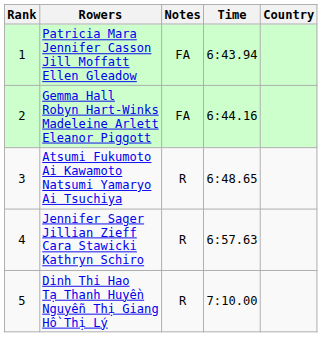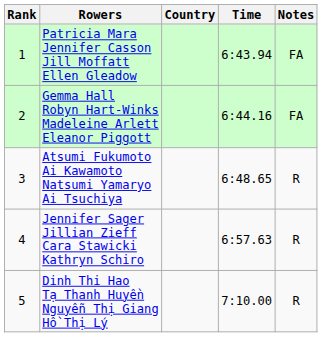columns swapped: (289, 14) <-> (183, 14)
